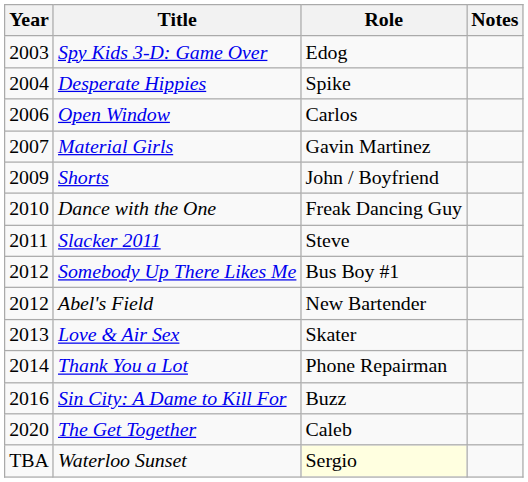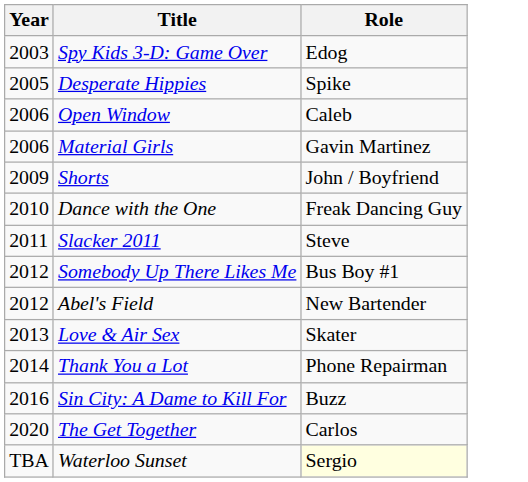- column: (495, 20)
(29, 83) 2004 -> (29, 83) 2005
(331, 114) Carlos -> (329, 114) Caleb
(29, 146) 2007 -> (29, 146) 2006
(329, 429) Caleb -> (331, 429) Carlos
